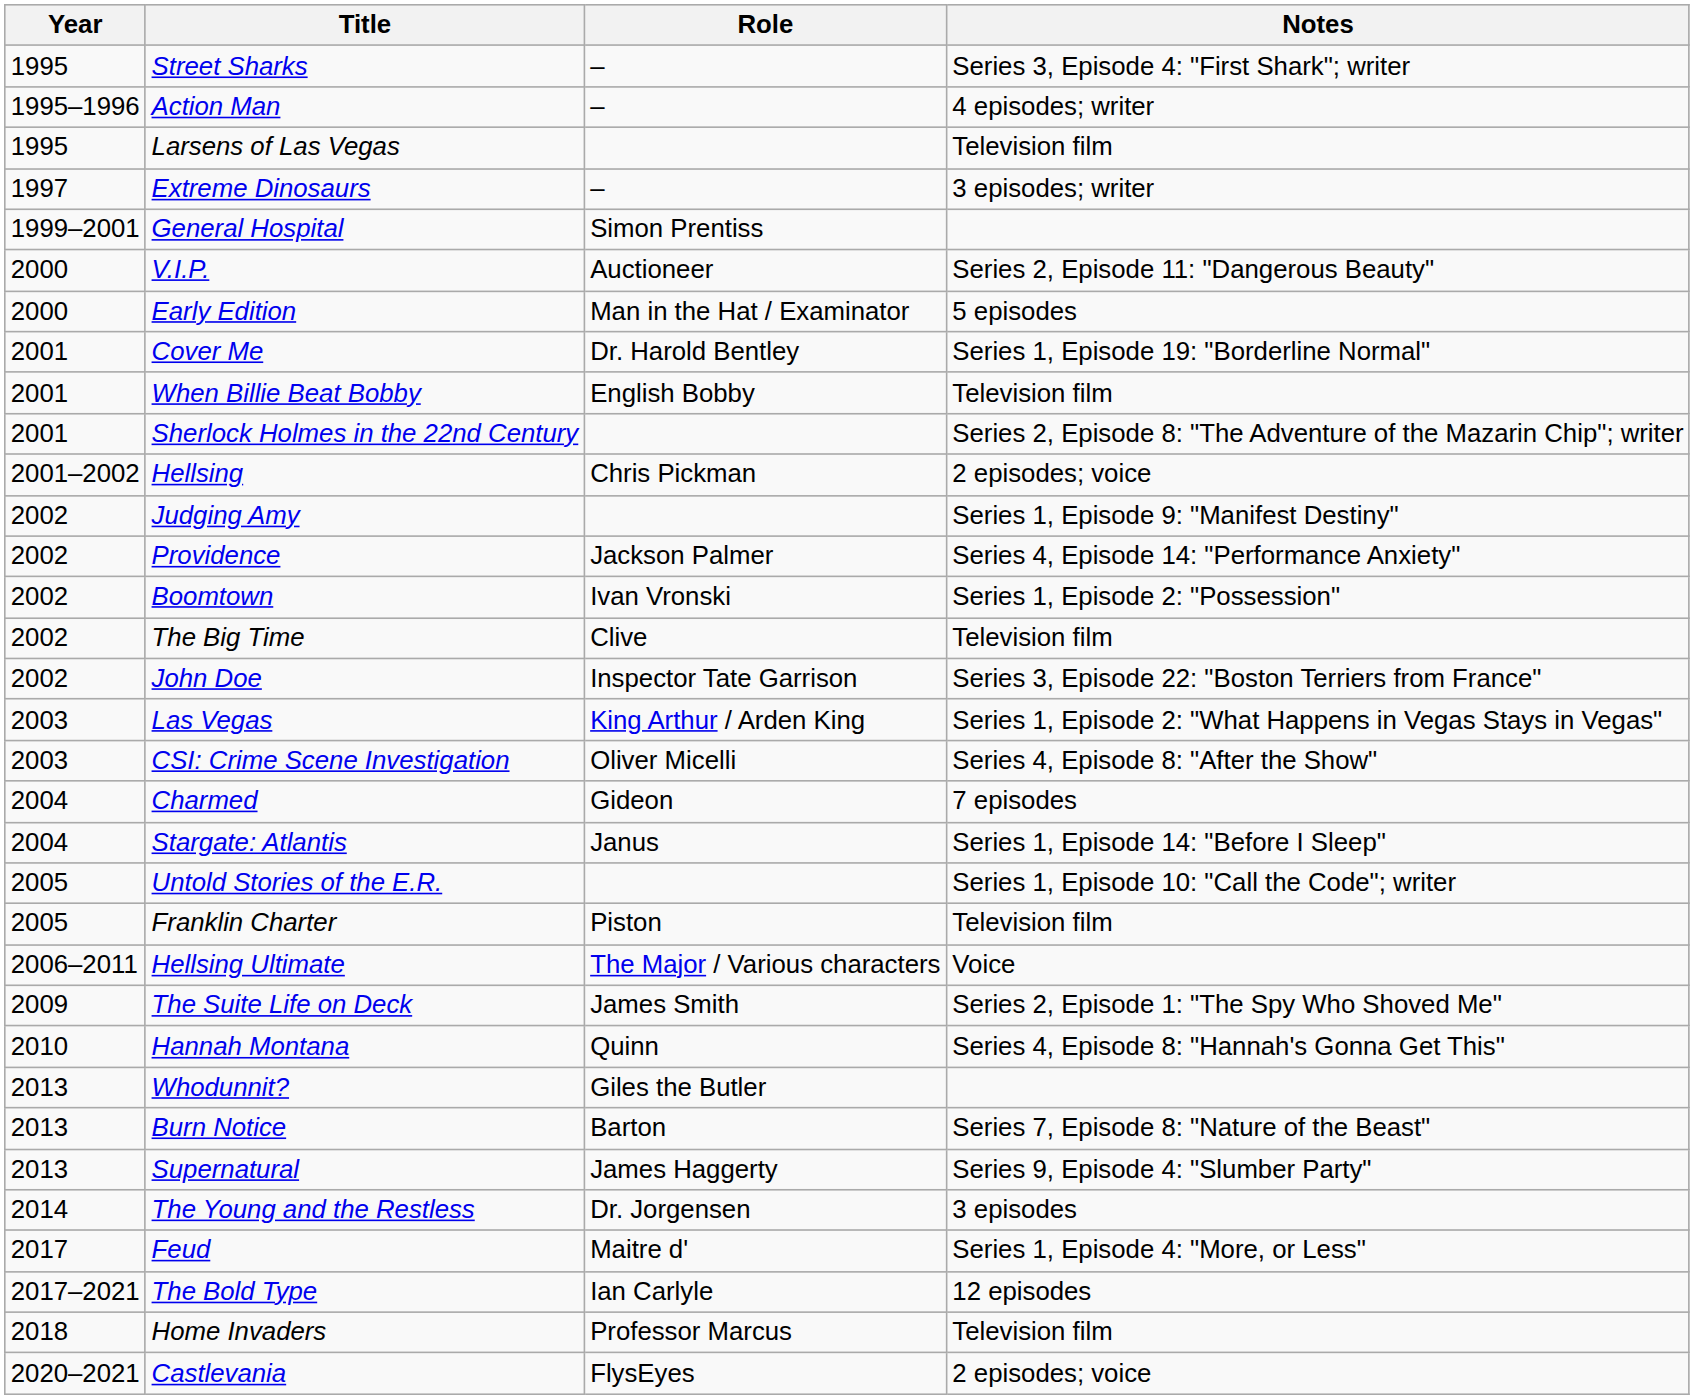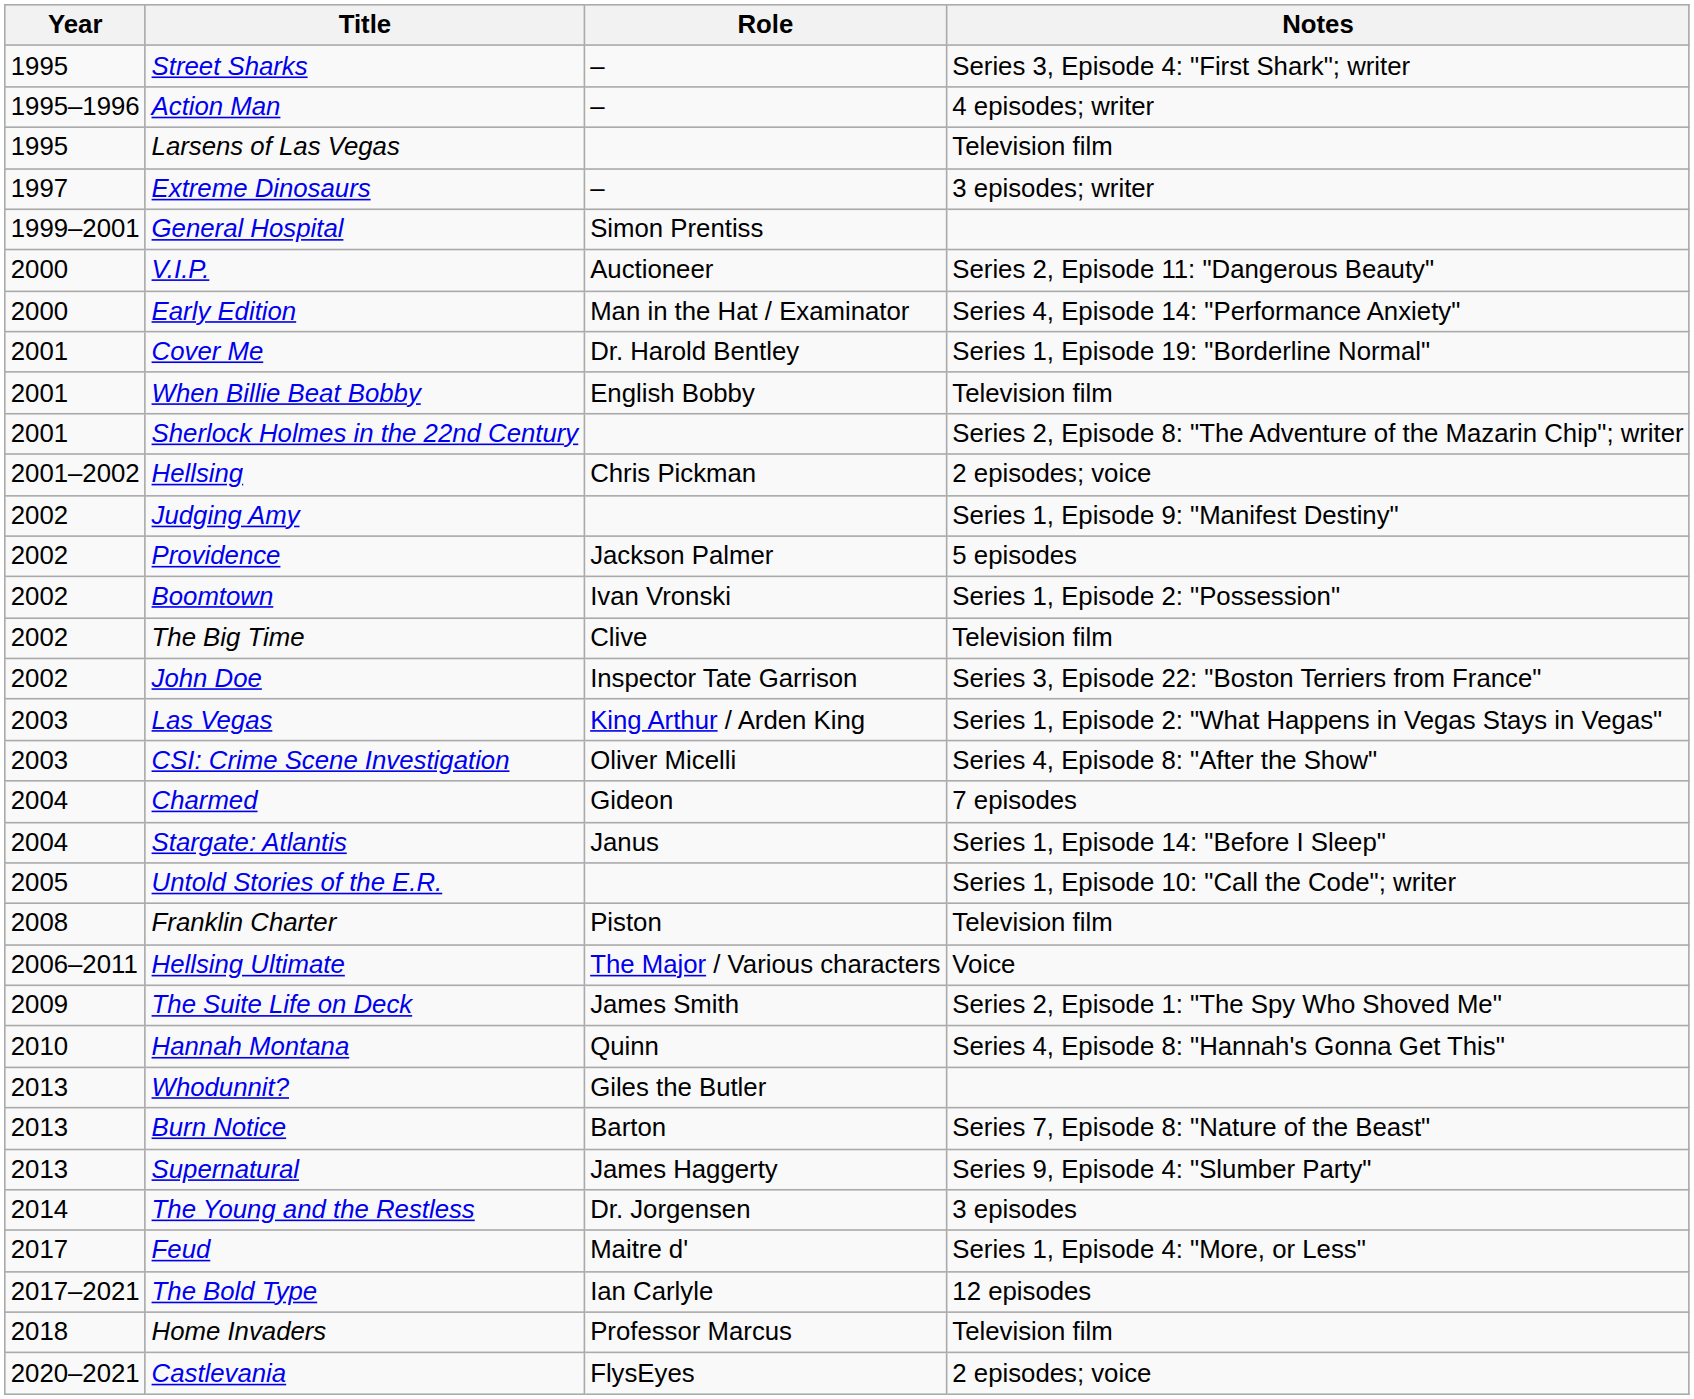(1015, 310) 5 episodes -> (1206, 310) Series 4, Episode 14: "Performance Anxiety"
(1206, 556) Series 4, Episode 14: "Performance Anxiety" -> (1015, 556) 5 episodes
(39, 923) 2005 -> (39, 923) 2008
